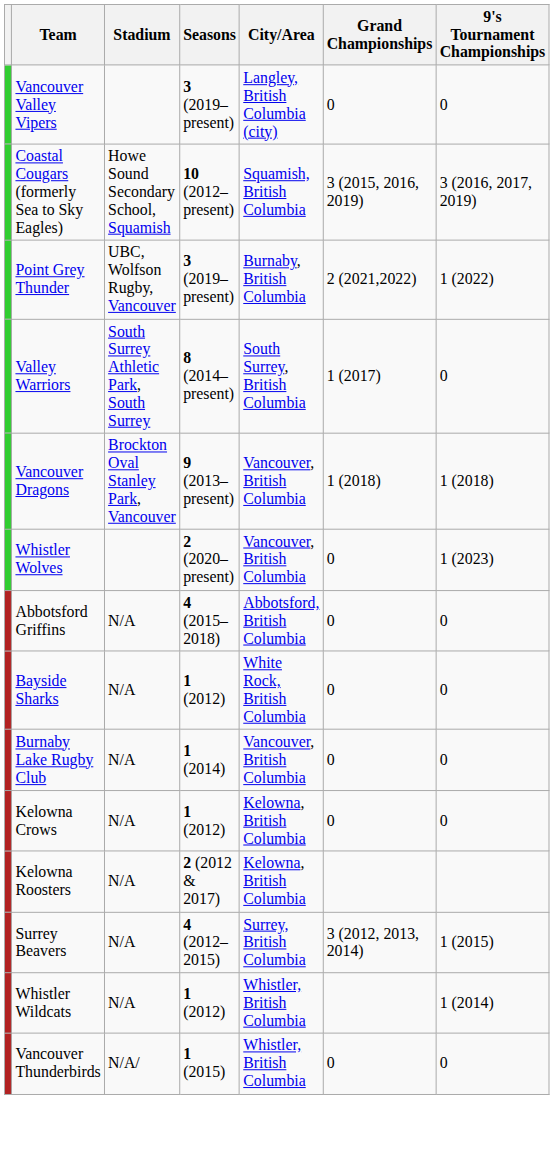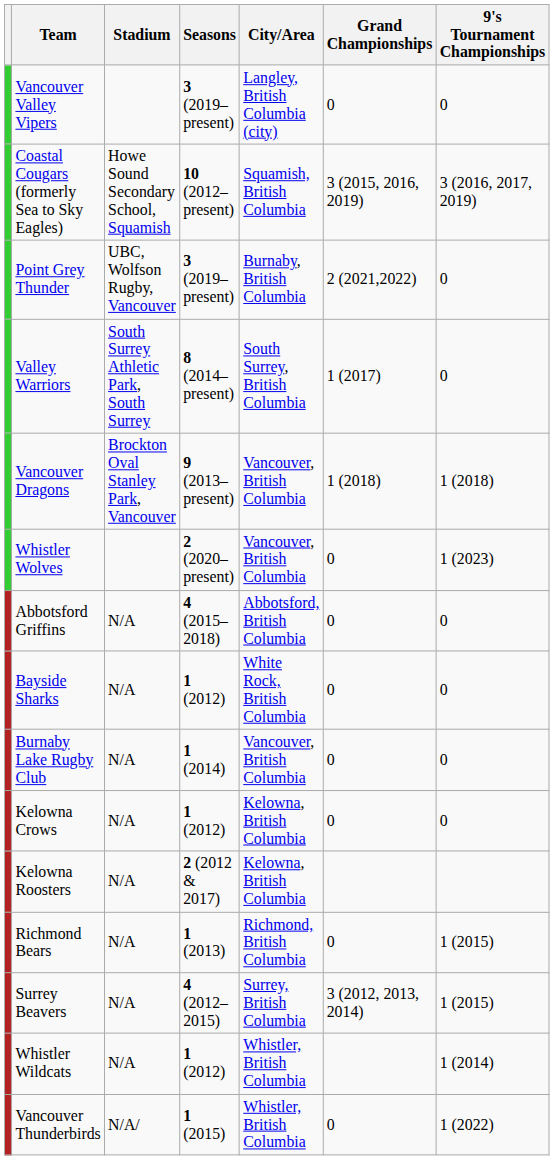(467, 279) 1 (2022) -> (444, 279) 0
+ row: (48, 942)
(444, 1063) 0 -> (467, 1124) 1 (2022)
